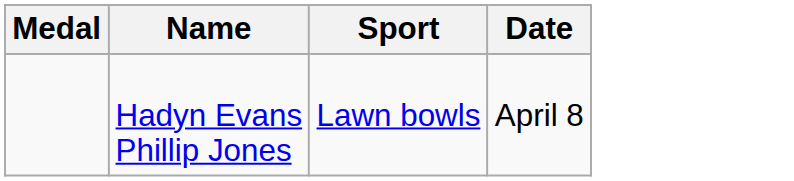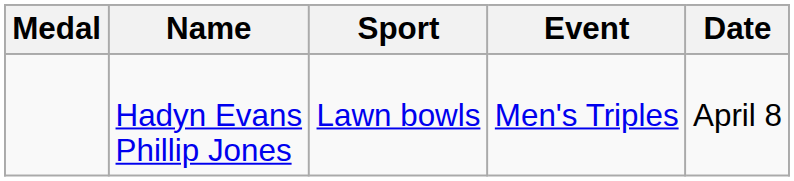+ column: (587, 29)
